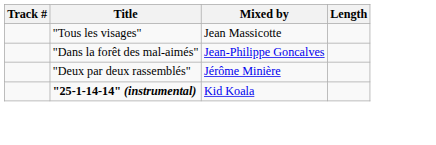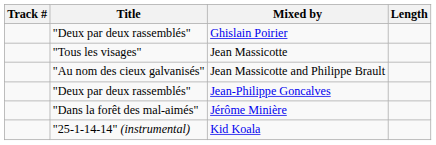+ row: (249, 33)
+ row: (298, 71)
(126, 52) "Dans la forêt des mal-aimés" -> (122, 91) "Deux par deux rassemblés"
(122, 71) "Deux par deux rassemblés" -> (126, 110) "Dans la forêt des mal-aimés"
(125, 91) bold -> (121, 129) normal
